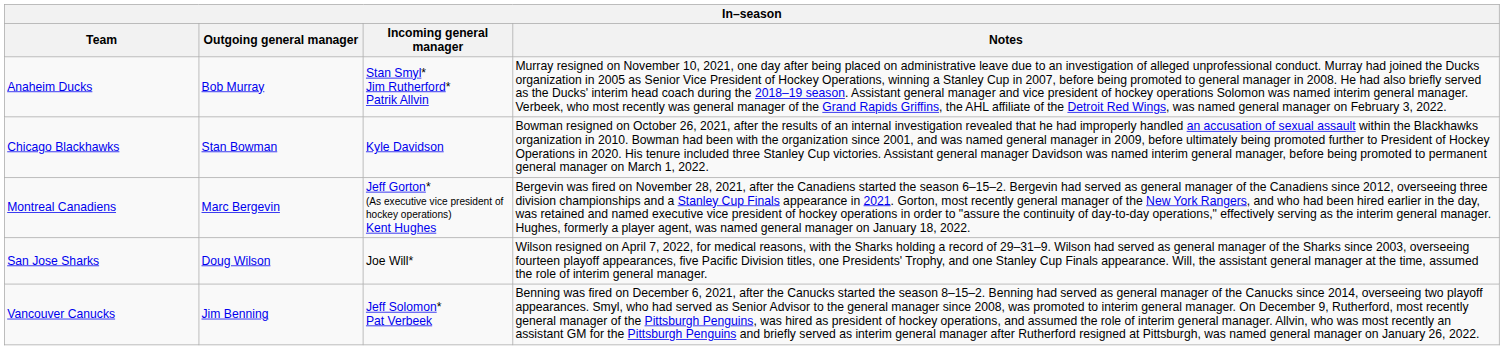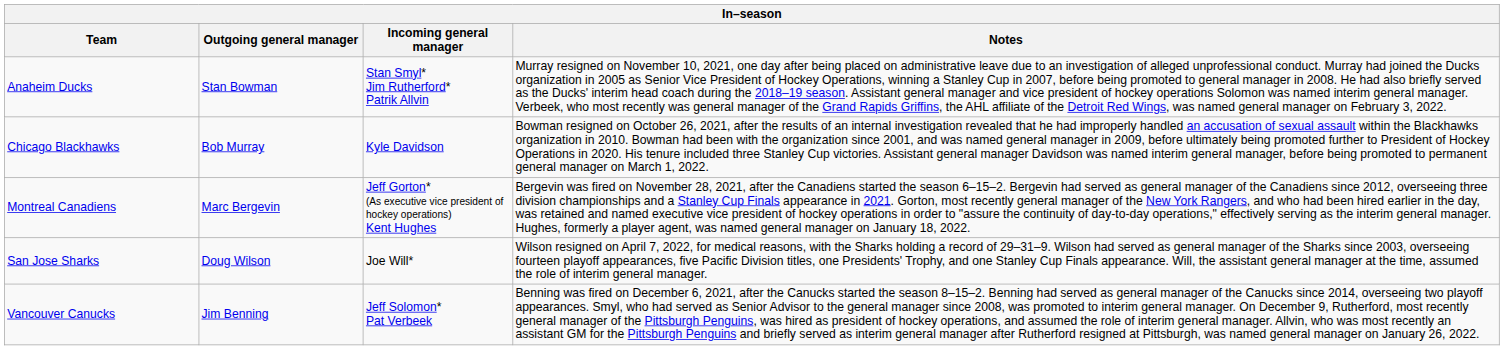(233, 86) Bob Murray -> (239, 86) Stan Bowman
(239, 147) Stan Bowman -> (233, 147) Bob Murray
